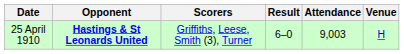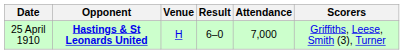columns swapped: (381, 12) <-> (213, 12)
(333, 35) 9,003 -> (264, 35) 7,000
